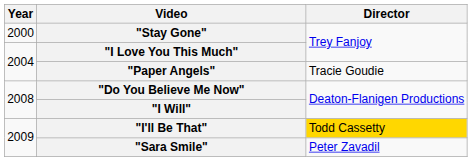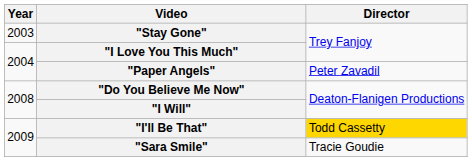(20, 33) 2000 -> (20, 33) 2003
(346, 71) Tracie Goudie -> (344, 71) Peter Zavadil
(344, 147) Peter Zavadil -> (346, 147) Tracie Goudie
